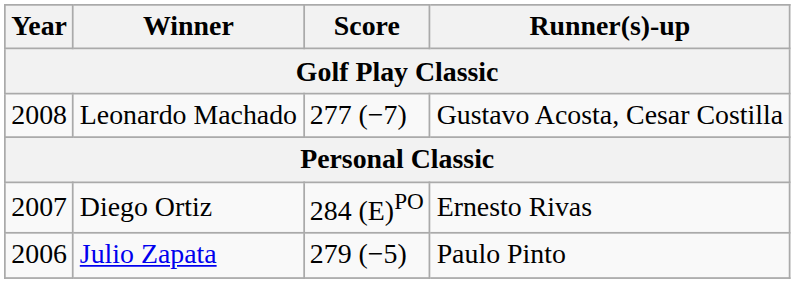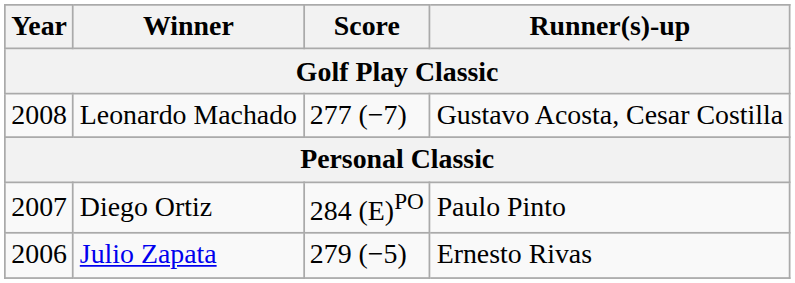(514, 206) Ernesto Rivas -> (501, 206) Paulo Pinto
(501, 254) Paulo Pinto -> (514, 254) Ernesto Rivas
